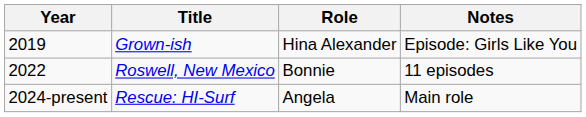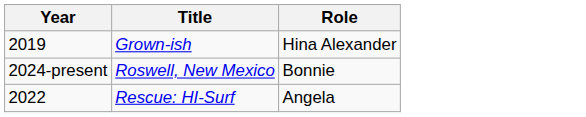- column: (491, 17)
(27, 71) 2022 -> (58, 71) 2024-present
(58, 97) 2024-present -> (27, 97) 2022
